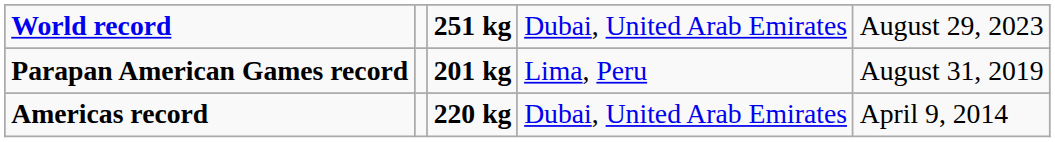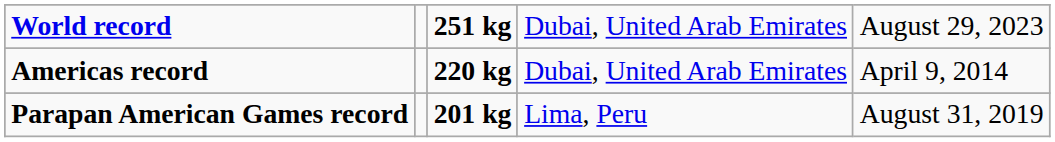rows swapped: (210, 70) <-> (110, 114)
